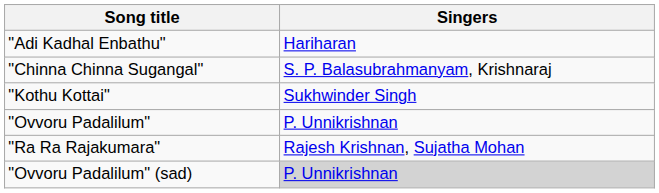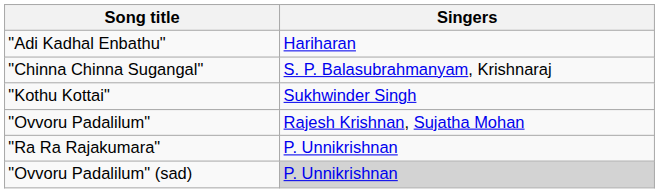(341, 122) P. Unnikrishnan -> (404, 122) Rajesh Krishnan, Sujatha Mohan
(404, 148) Rajesh Krishnan, Sujatha Mohan -> (341, 148) P. Unnikrishnan
